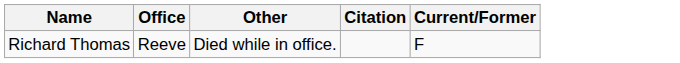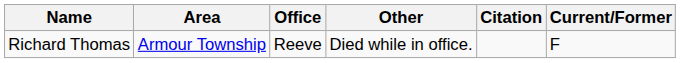+ column: (202, 17)
